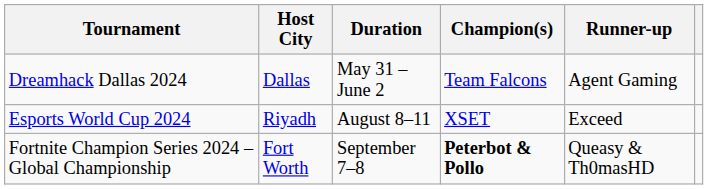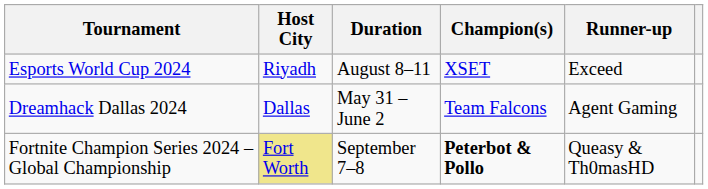rows swapped: (98, 79) <-> (100, 118)
(286, 158) no background -> (286, 158) khaki background
